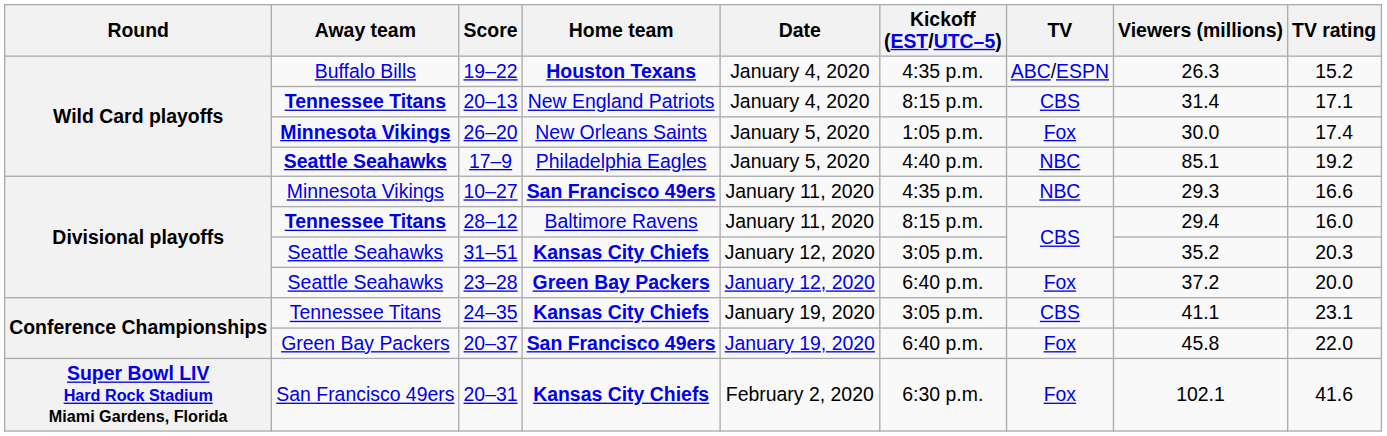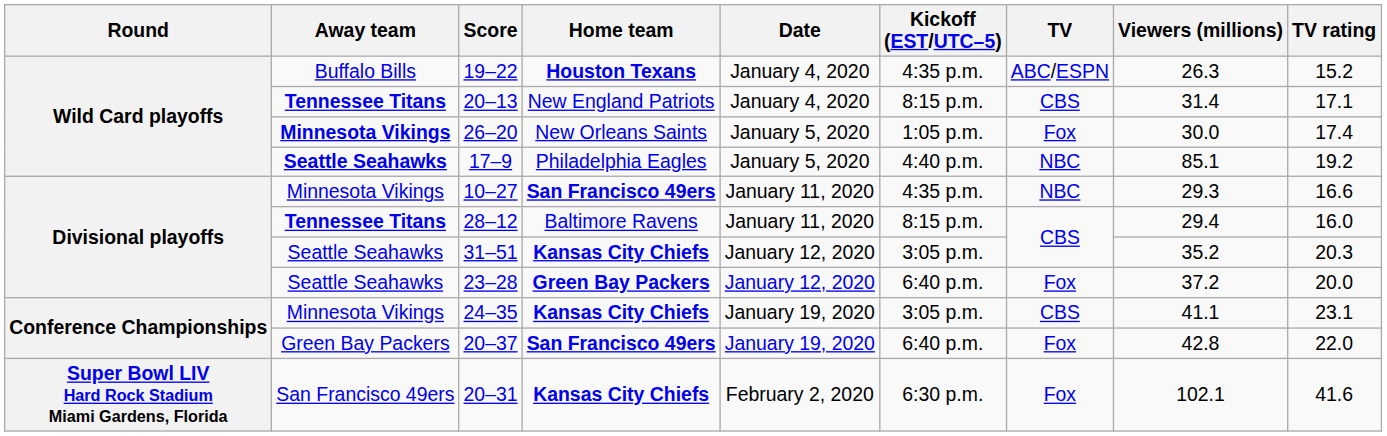(365, 312) Tennessee Titans -> (365, 312) Minnesota Vikings
(1201, 343) 45.8 -> (1201, 343) 42.8
